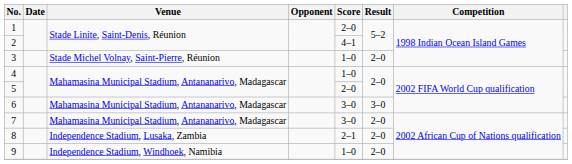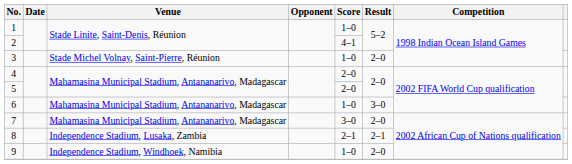(349, 27) 2–0 -> (349, 27) 1–0
(349, 74) 1–0 -> (349, 74) 2–0
(349, 105) 3–0 -> (349, 105) 1–0
(378, 136) 2–0 -> (378, 136) 2–1
